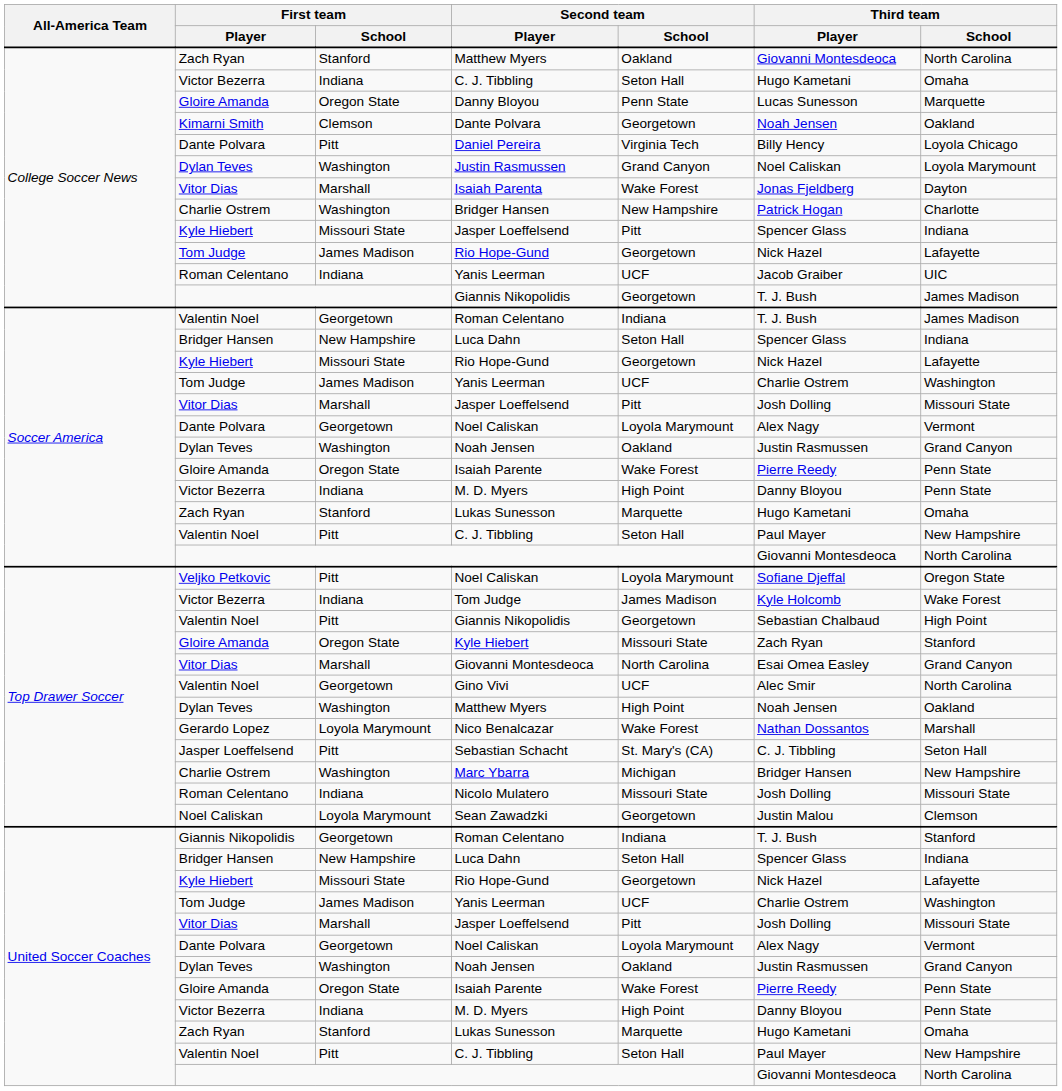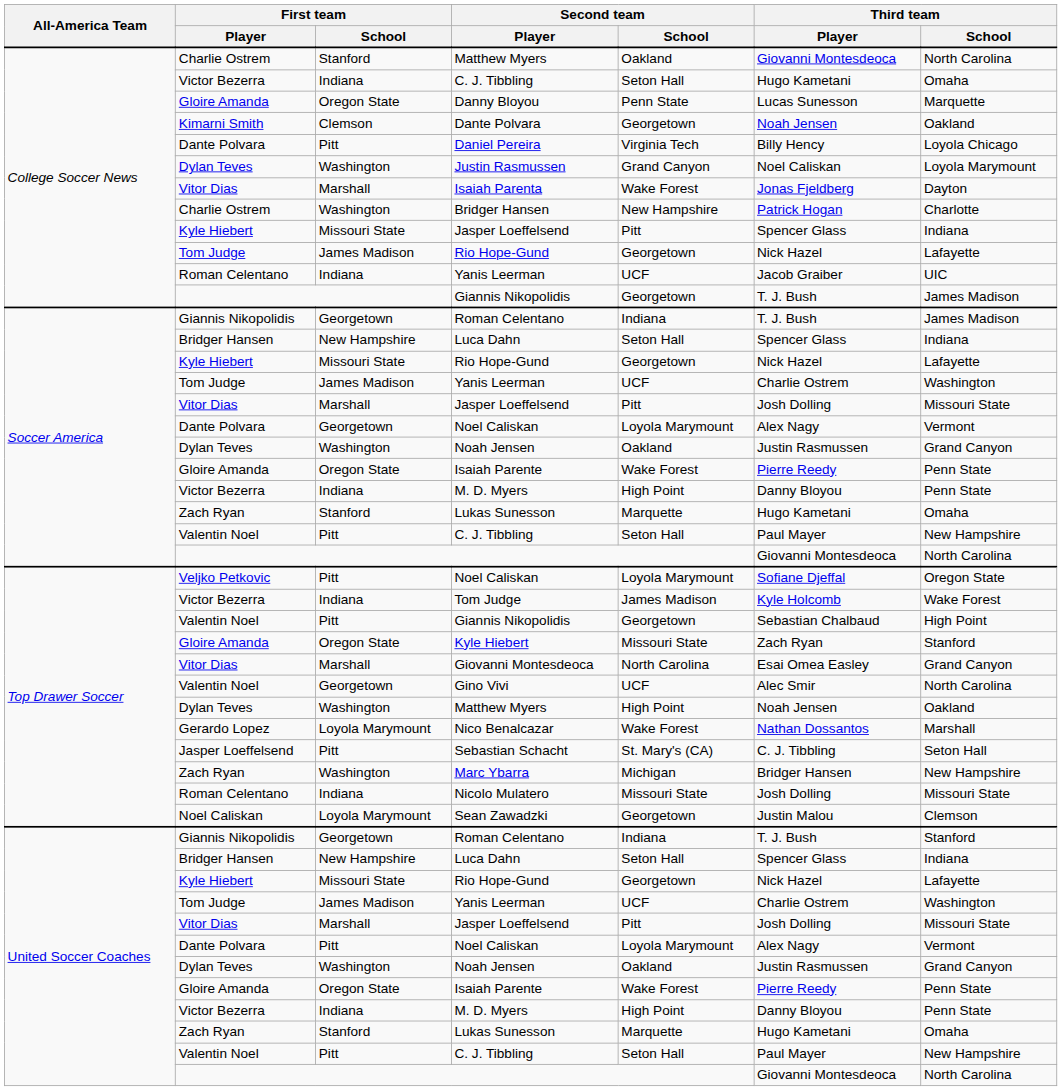(212, 58) Zach Ryan -> (225, 58) Charlie Ostrem
(219, 318) Valentin Noel -> (237, 318) Giannis Nikopolidis
(225, 772) Charlie Ostrem -> (212, 772) Zach Ryan
(356, 945) Georgetown -> (329, 945) Pitt
